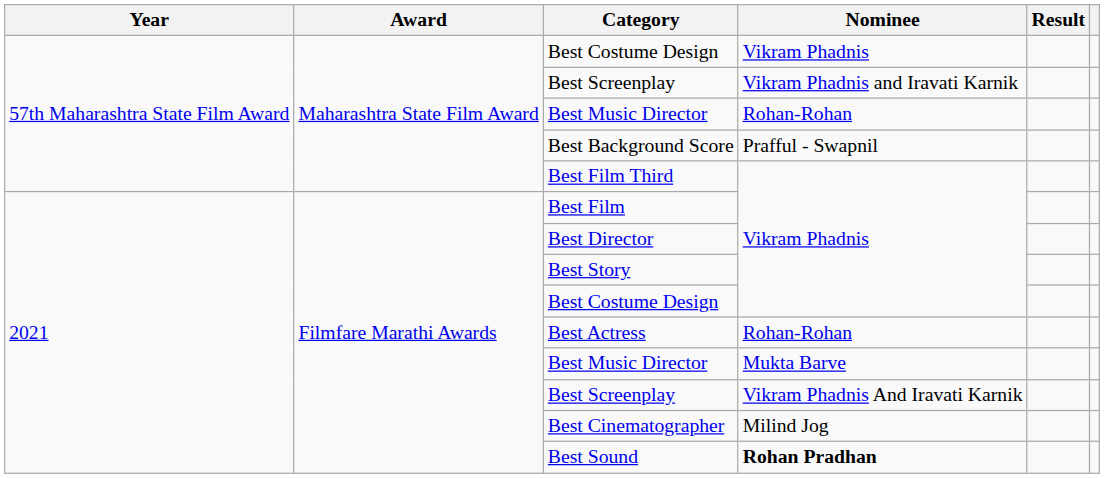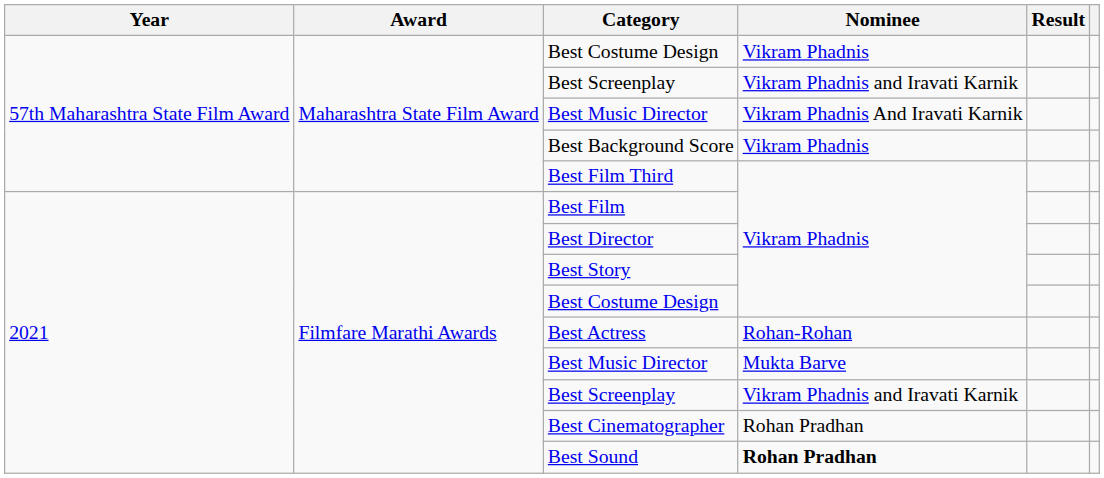(797, 113) Rohan-Rohan -> (883, 113) Vikram Phadnis And Iravati Karnik
(810, 144) Prafful - Swapnil -> (806, 144) Vikram Phadnis
(883, 394) Vikram Phadnis And Iravati Karnik -> (880, 394) Vikram Phadnis and Iravati Karnik
(786, 425) Milind Jog -> (803, 425) Rohan Pradhan
